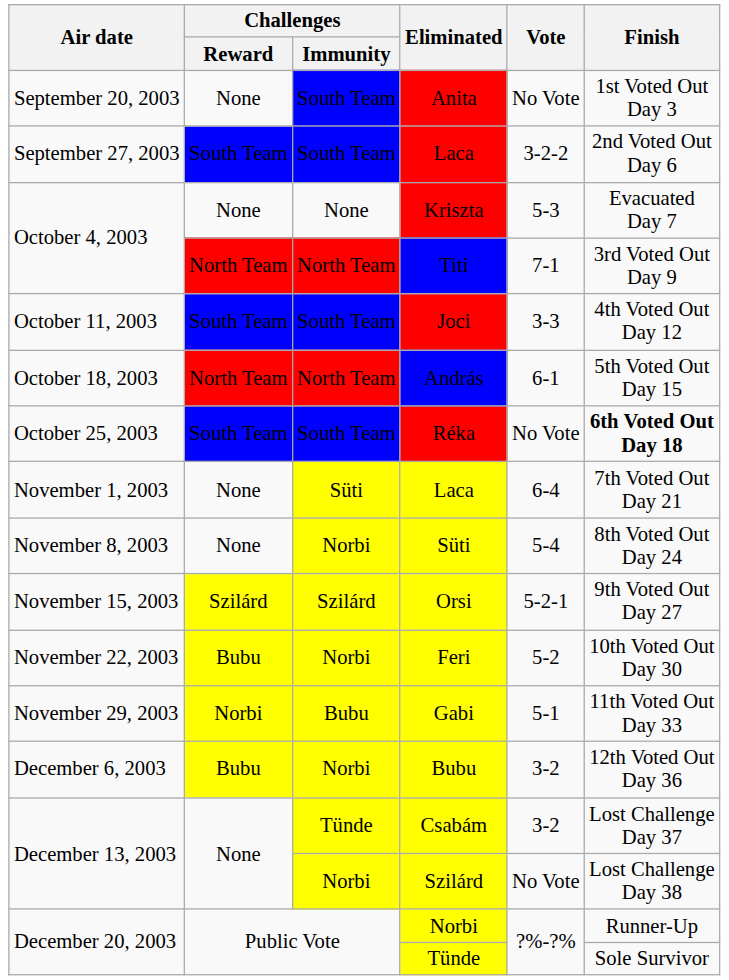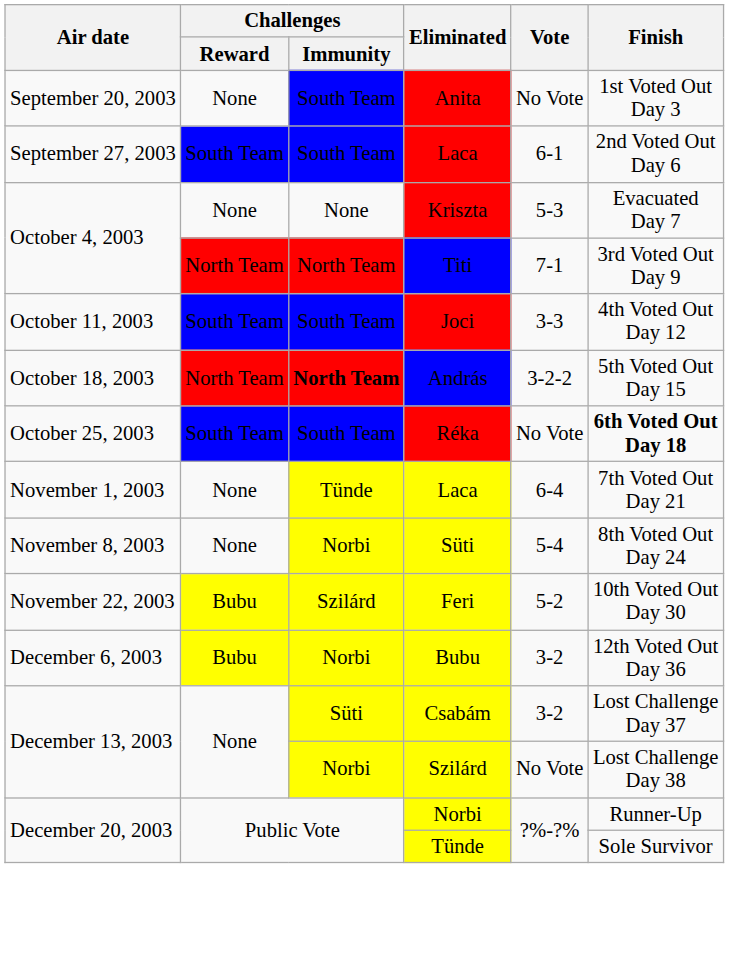(546, 153) 3-2-2 -> (550, 153) 6-1
(346, 377) normal -> (346, 377) bold
(546, 377) 6-1 -> (550, 377) 3-2-2
(346, 489) Süti -> (346, 489) Tünde
- row: (96, 601)
(346, 657) Norbi -> (346, 601) Szilárd
- row: (96, 713)
(346, 825) Tünde -> (346, 713) Süti
